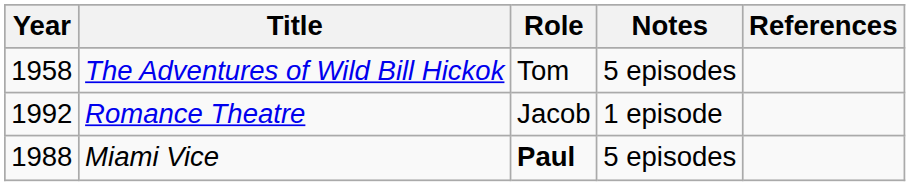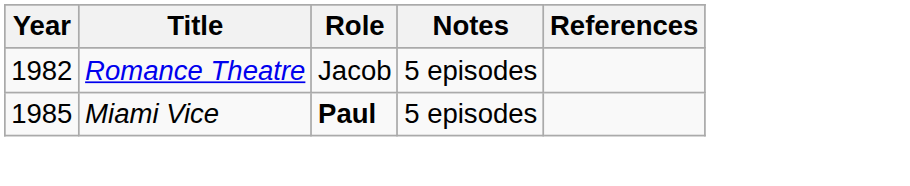- row: (295, 69)
(42, 113) 1992 -> (42, 69) 1982
(663, 113) 1 episode -> (471, 69) 5 episodes
(42, 157) 1988 -> (42, 113) 1985
